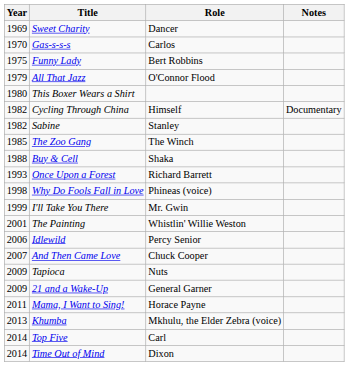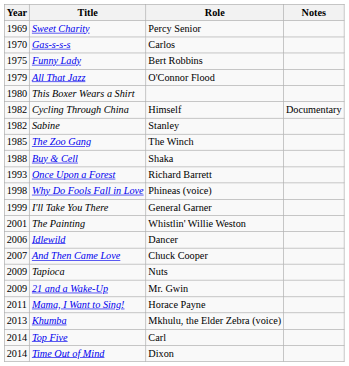(163, 28) Dancer -> (175, 28) Percy Senior
(168, 207) Mr. Gwin -> (180, 207) General Garner
(175, 239) Percy Senior -> (163, 239) Dancer
(180, 288) General Garner -> (168, 288) Mr. Gwin
